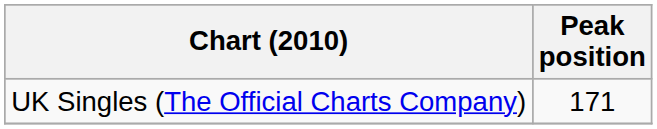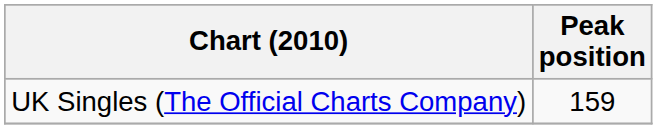(592, 100) 171 -> (592, 100) 159
